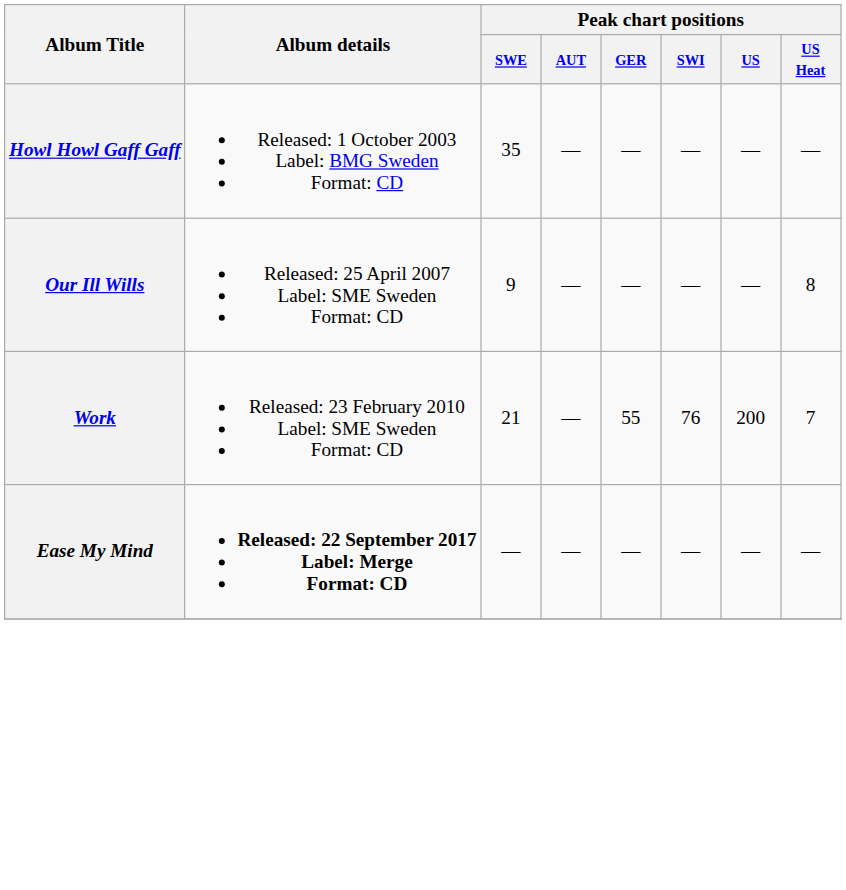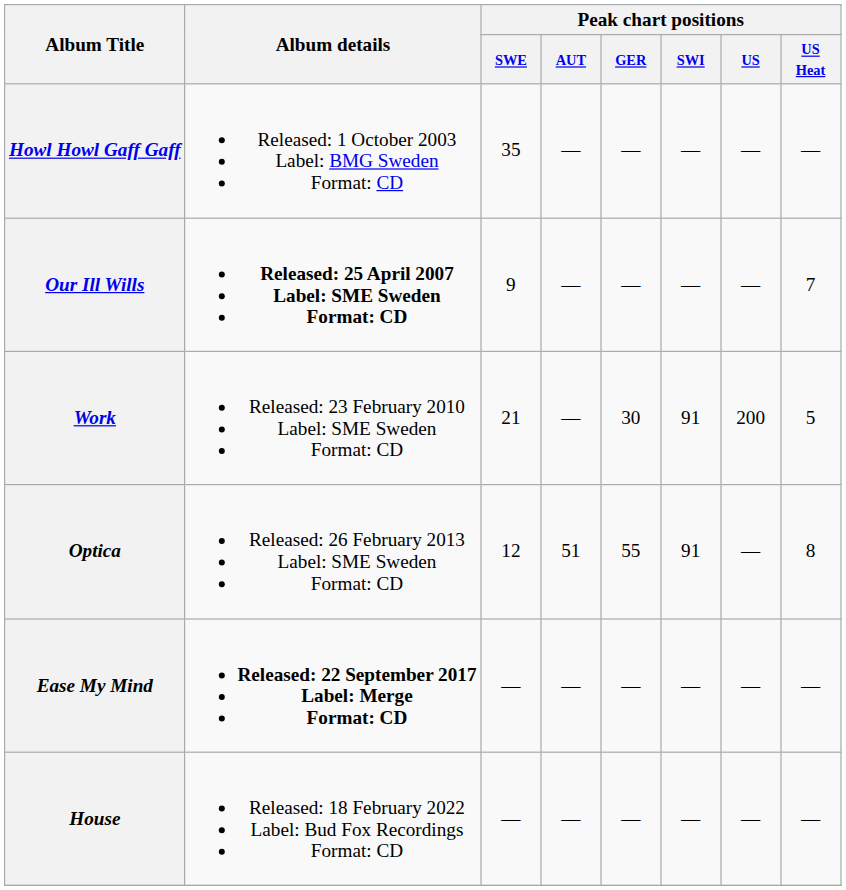(333, 295) normal -> (333, 295) bold
(811, 284) 8 -> (811, 284) 7
(631, 417) 55 -> (631, 417) 30
(691, 417) 76 -> (691, 417) 91
(811, 417) 7 -> (811, 417) 5
+ row: (95, 551)
+ row: (95, 818)
